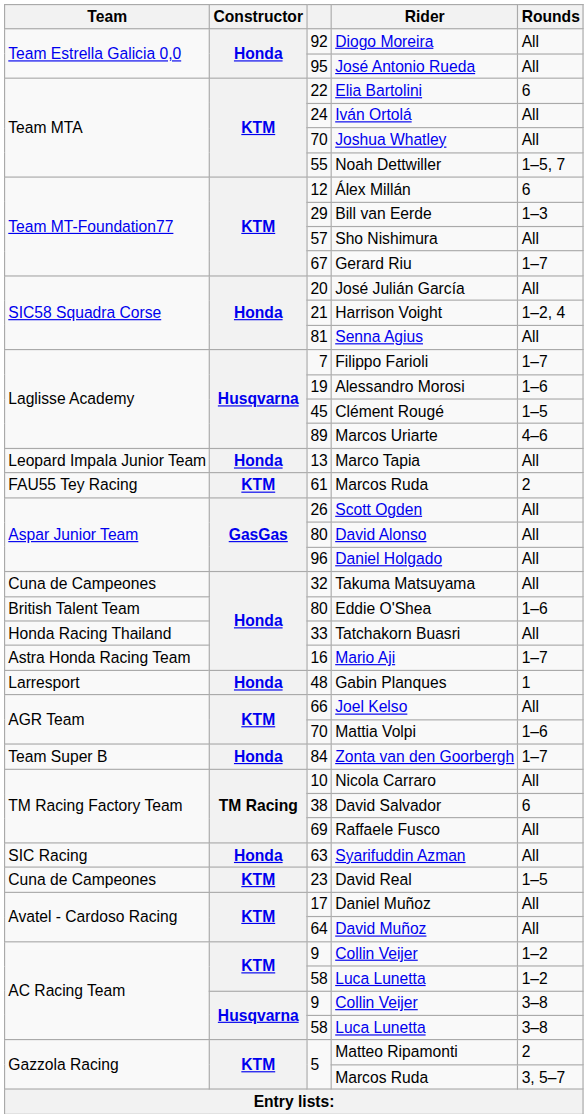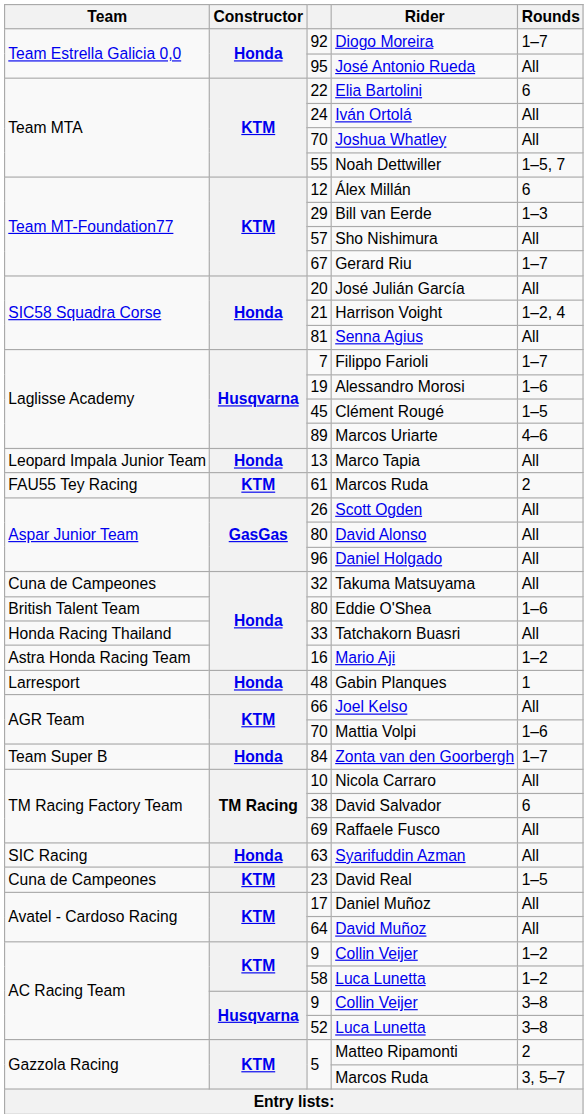(530, 41) All -> (535, 41) 1–7
(535, 657) 1–7 -> (535, 657) 1–2
(319, 1027) 58 -> (319, 1027) 52
